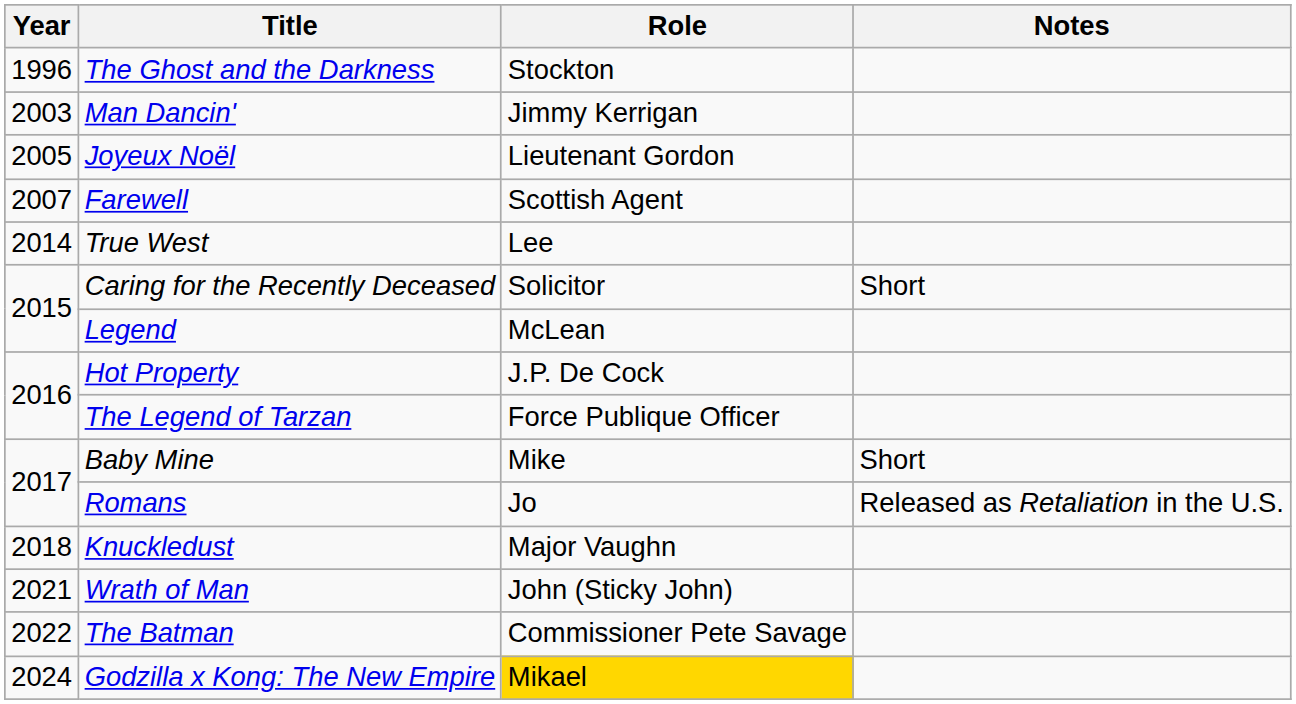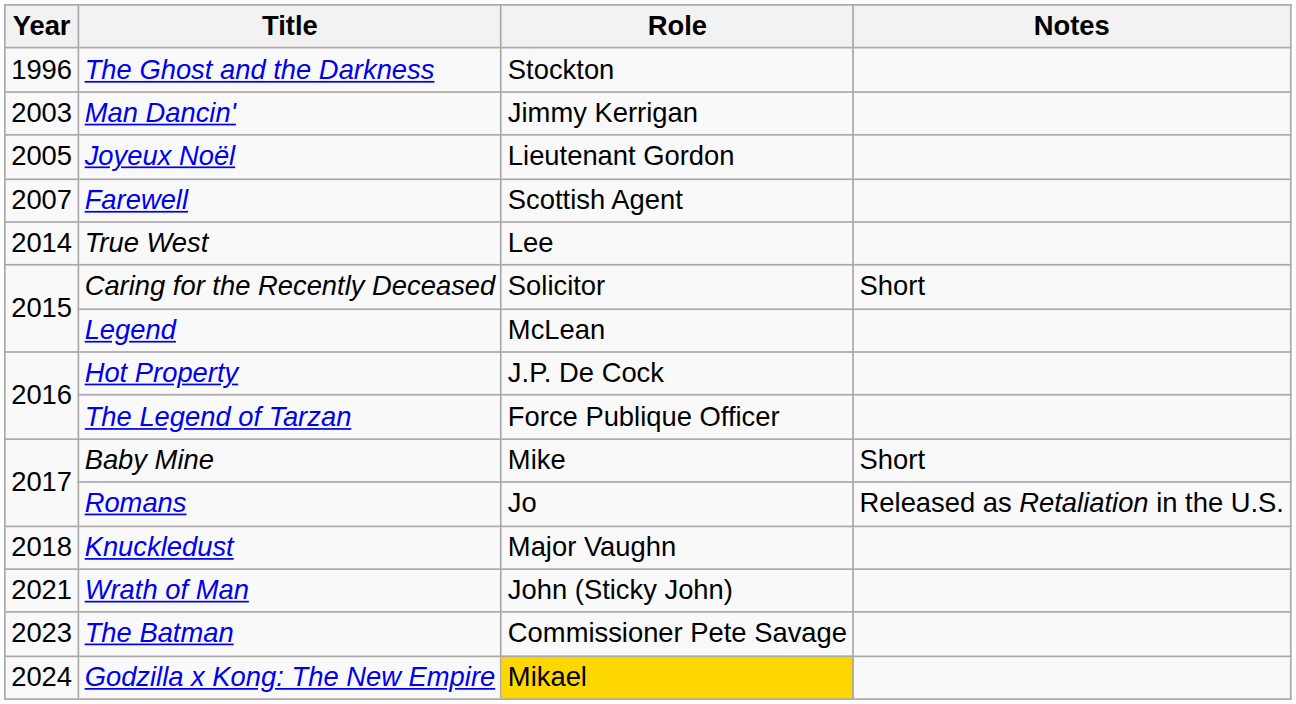(42, 633) 2022 -> (42, 633) 2023
